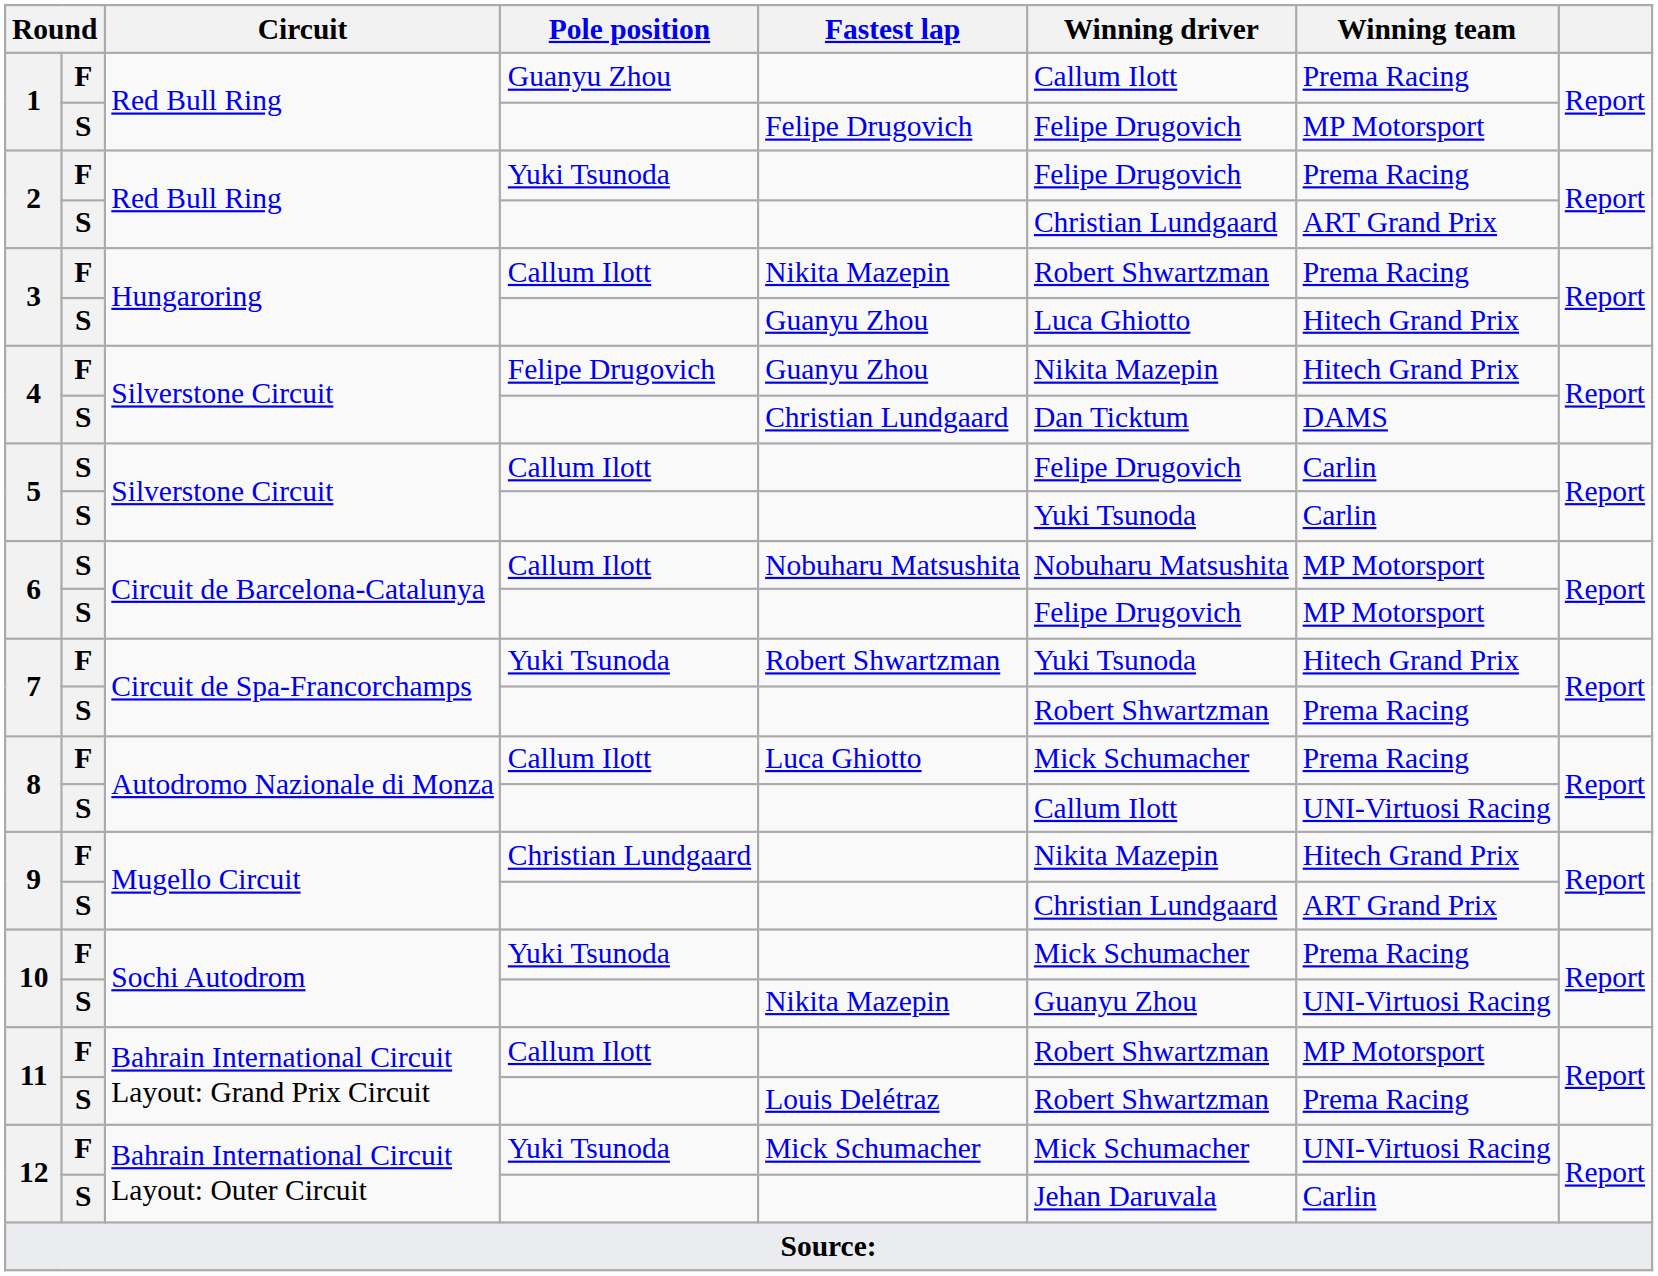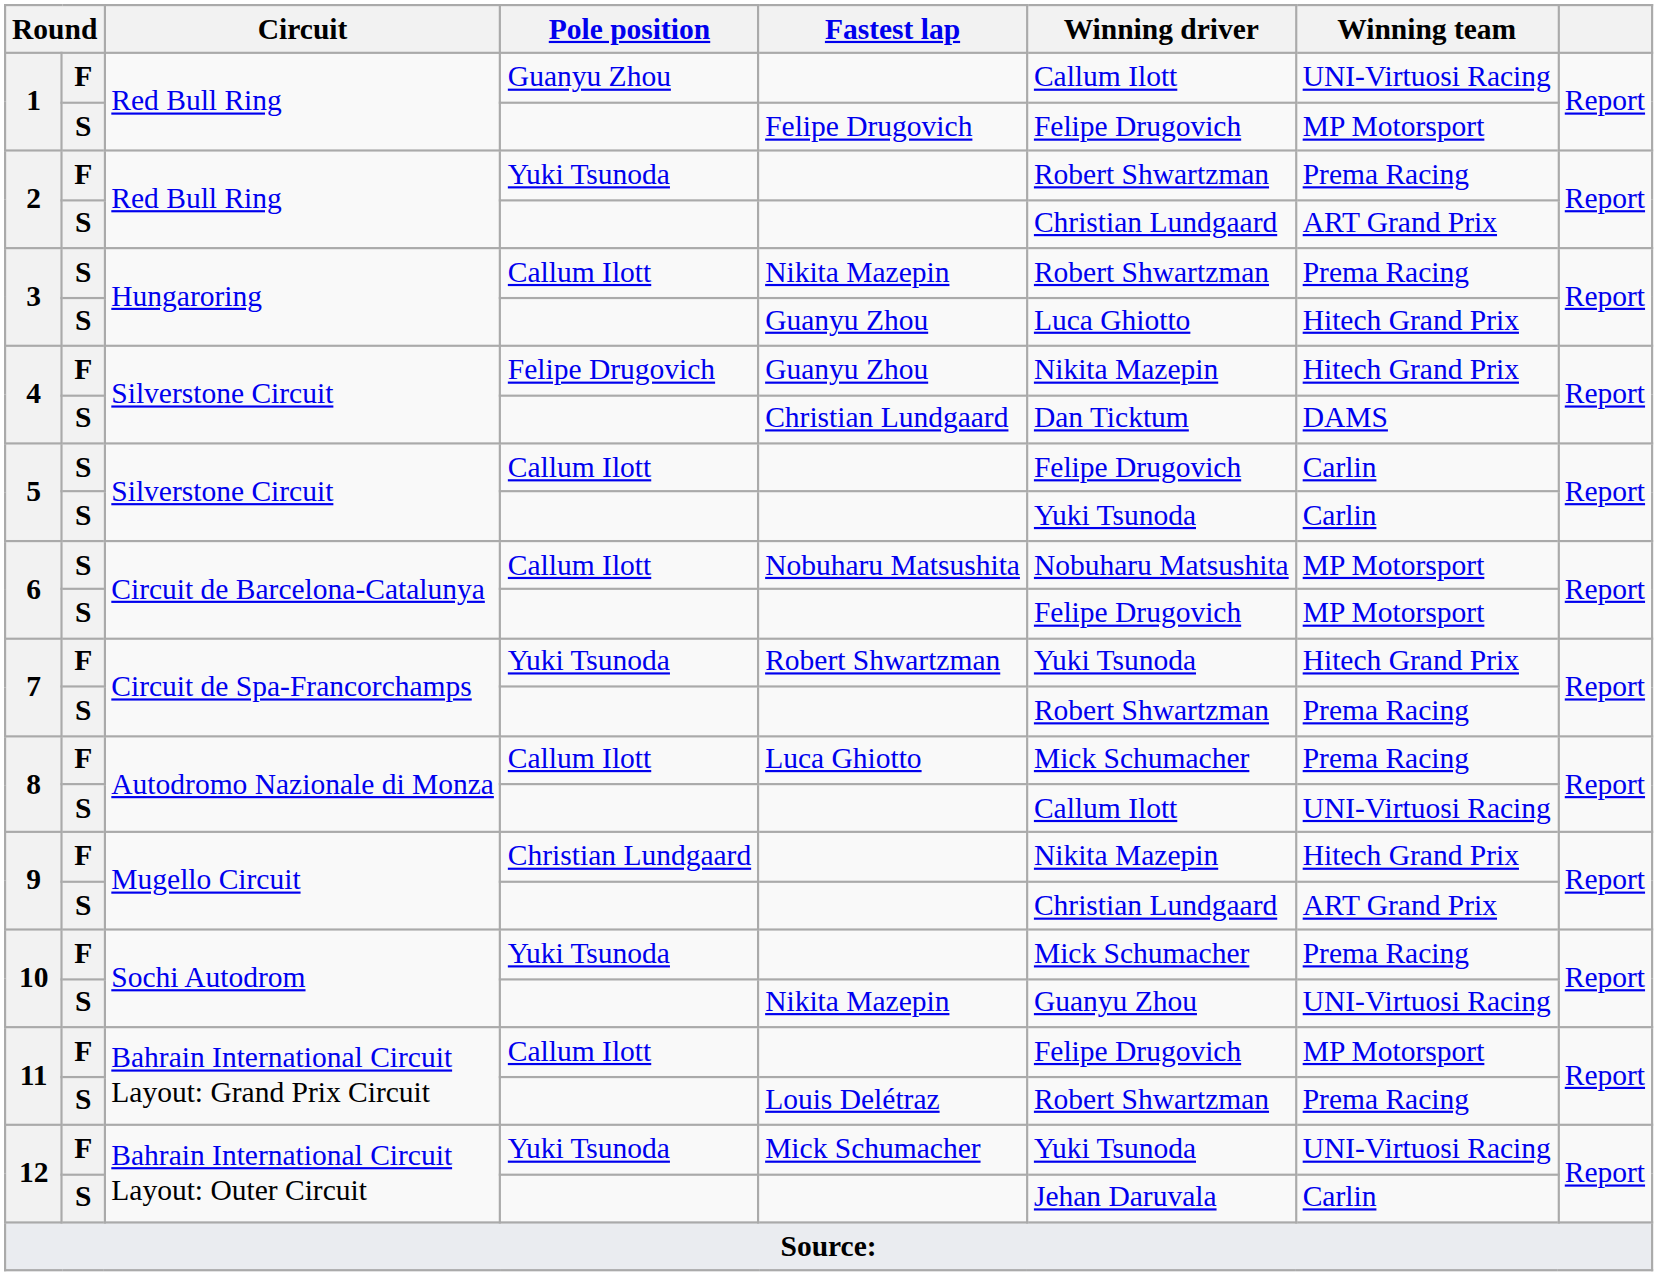(1386, 77) Prema Racing -> (1427, 77) UNI-Virtuosi Racing
(1138, 174) Felipe Drugovich -> (1151, 174) Robert Shwartzman
(83, 271) F -> (83, 271) S
(1151, 1050) Robert Shwartzman -> (1138, 1050) Felipe Drugovich
(1142, 1148) Mick Schumacher -> (1115, 1148) Yuki Tsunoda
